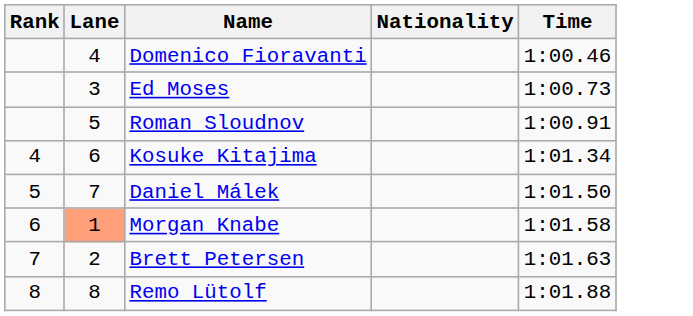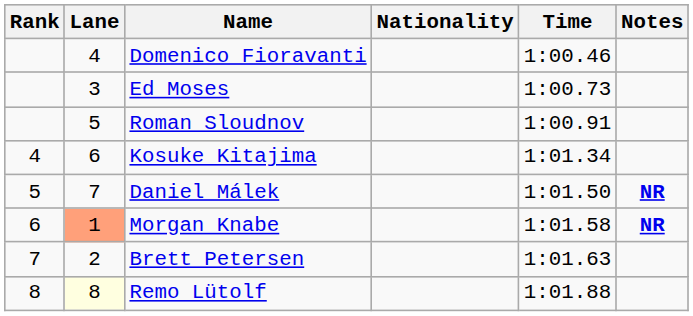+ column: (652, 22)
(95, 293) no background -> (95, 293) lightyellow background
